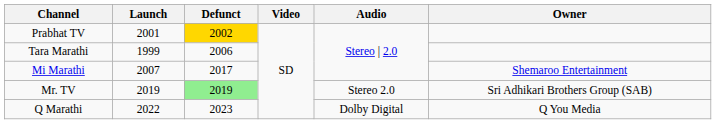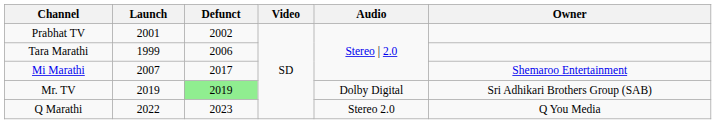(221, 33) gold background -> (221, 33) no background
(371, 90) Stereo 2.0 -> (371, 90) Dolby Digital
(371, 109) Dolby Digital -> (371, 109) Stereo 2.0
